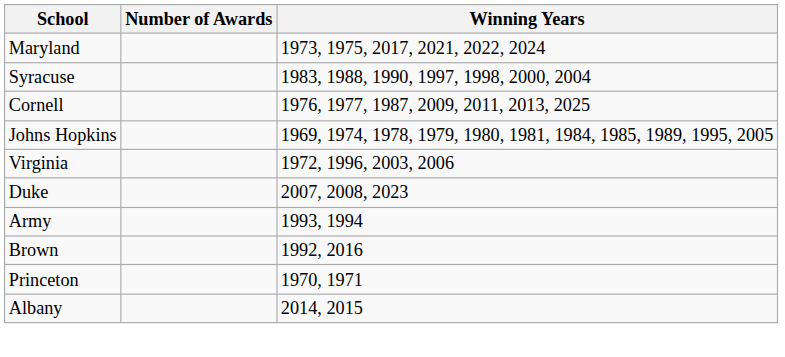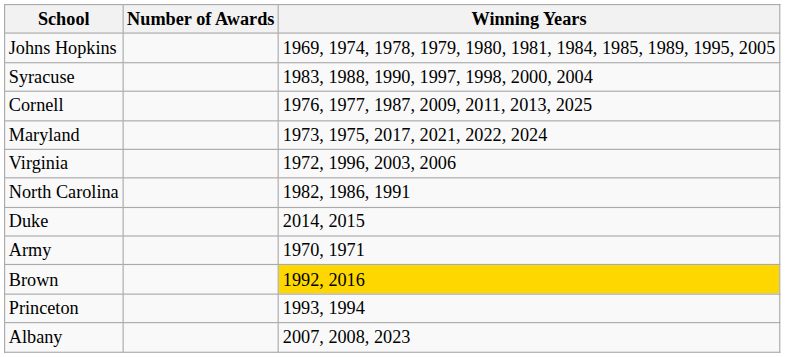rows swapped: (63, 134) <-> (44, 47)
+ row: (64, 192)
(345, 192) 2007, 2008, 2023 -> (324, 221) 2014, 2015
(322, 221) 1993, 1994 -> (324, 250) 1970, 1971
(322, 250) no background -> (324, 279) gold background
(322, 279) 1970, 1971 -> (324, 308) 1993, 1994
(322, 308) 2014, 2015 -> (347, 337) 2007, 2008, 2023
